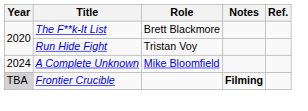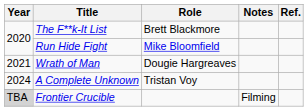(170, 47) Tristan Voy -> (182, 47) Mike Bloomfield
+ row: (68, 64)
(182, 64) Mike Bloomfield -> (170, 81) Tristan Voy
(244, 81) bold -> (258, 98) normal
